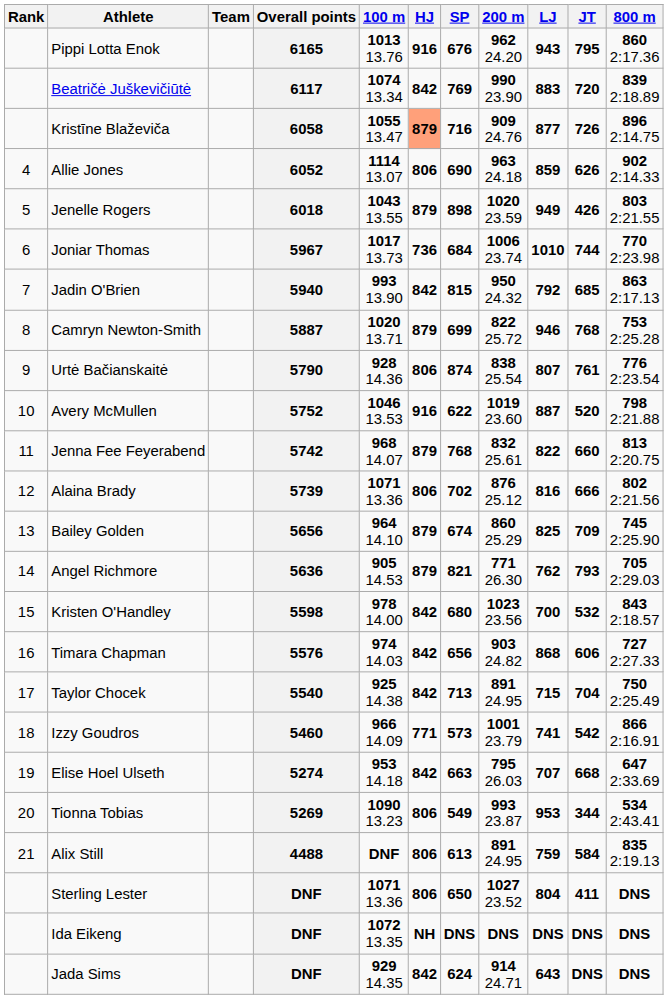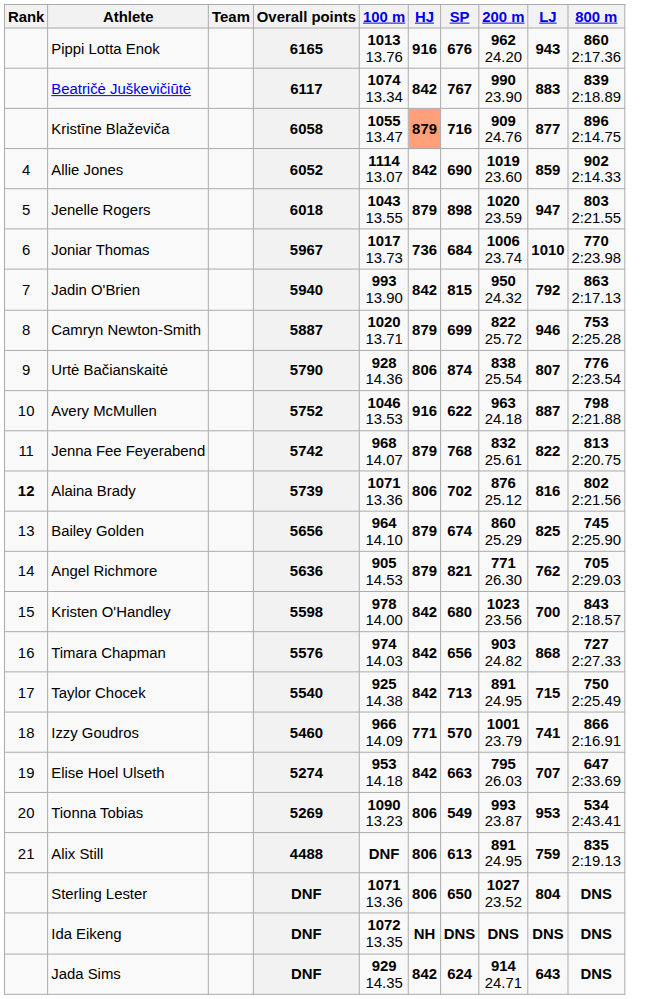- column: (587, 16)
(460, 89) 769 -> (460, 89) 767
(425, 169) 806 -> (425, 169) 842
(503, 169) 963 24.18 -> (503, 169) 1019 23.60
(548, 209) 949 -> (548, 209) 947
(503, 411) 1019 23.60 -> (503, 411) 963 24.18
(26, 491) normal -> (26, 491) bold
(460, 732) 573 -> (460, 732) 570
